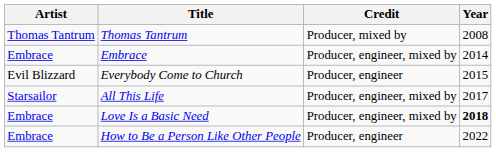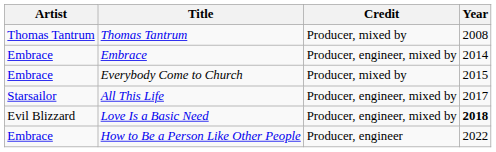(41, 75) Evil Blizzard -> (30, 75) Embrace
(355, 75) Producer, engineer -> (357, 75) Producer, mixed by
(30, 116) Embrace -> (41, 116) Evil Blizzard
